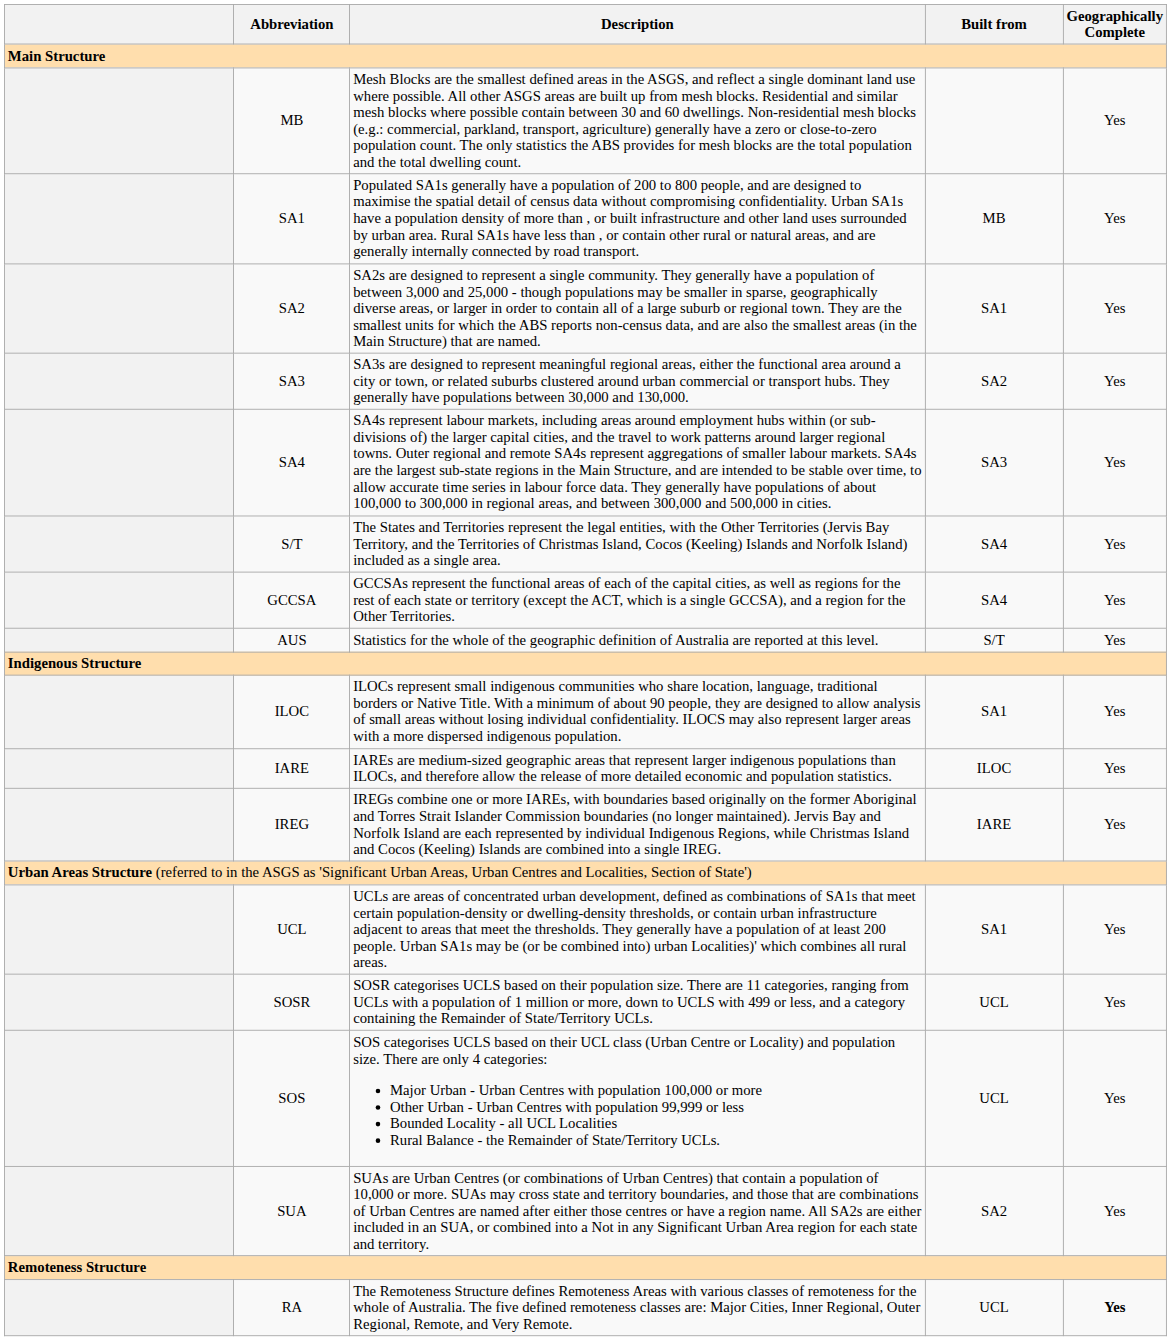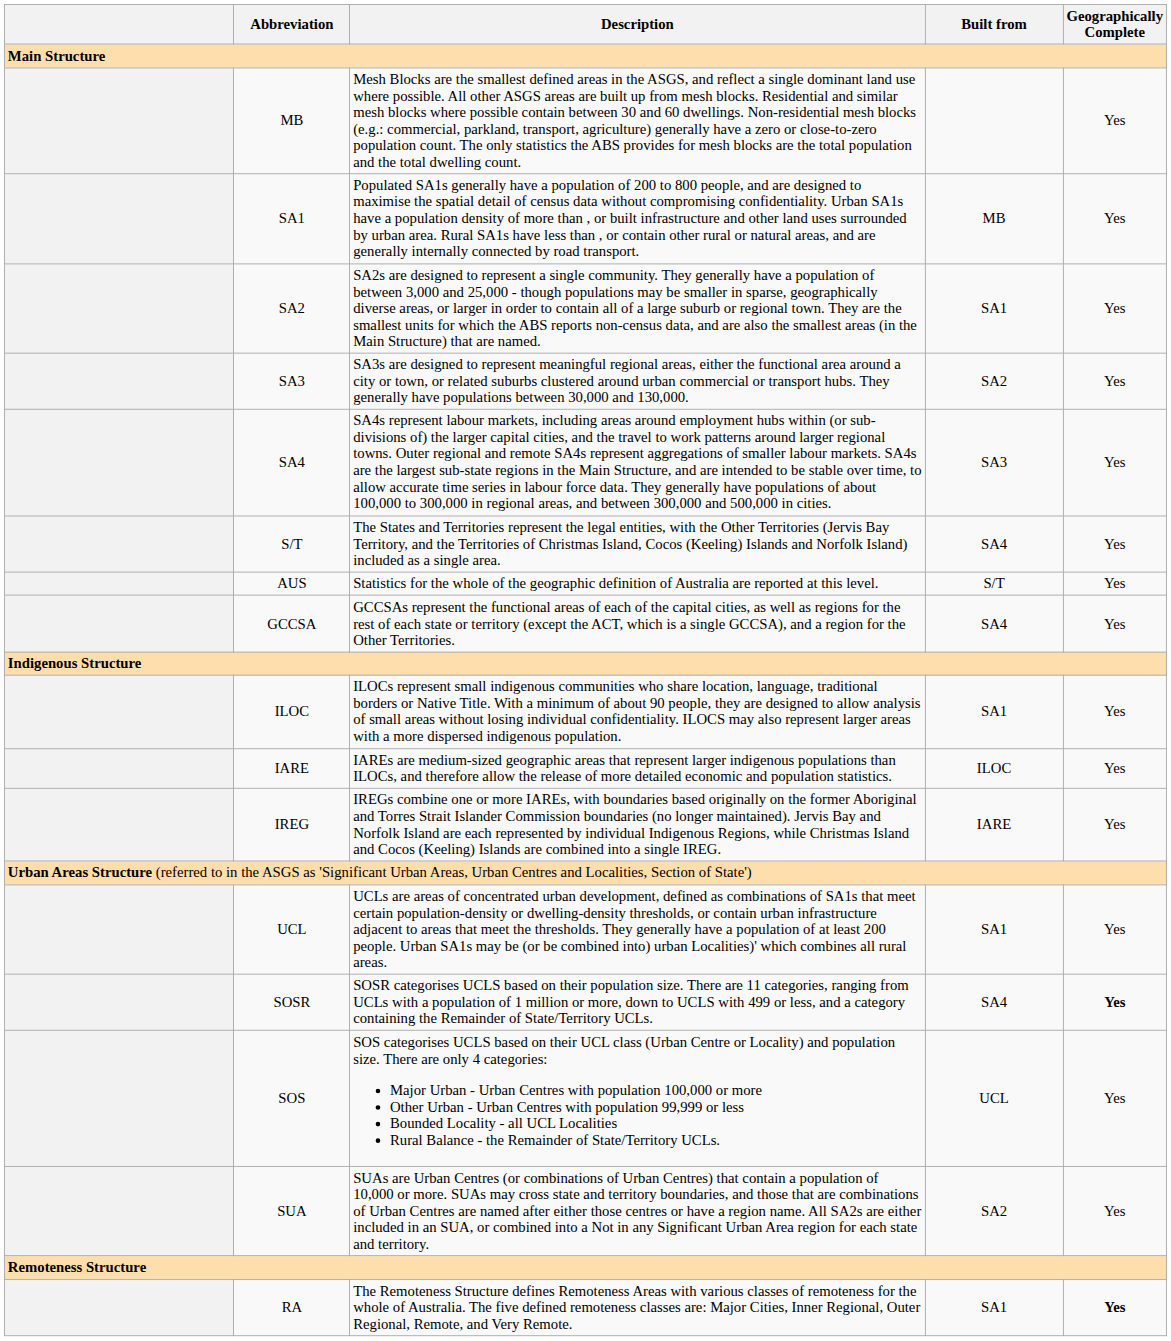rows swapped: (292, 640) <-> (292, 600)
(994, 1002) UCL -> (994, 1002) SA4
(1115, 1002) normal -> (1115, 1002) bold
(994, 1307) UCL -> (994, 1307) SA1
